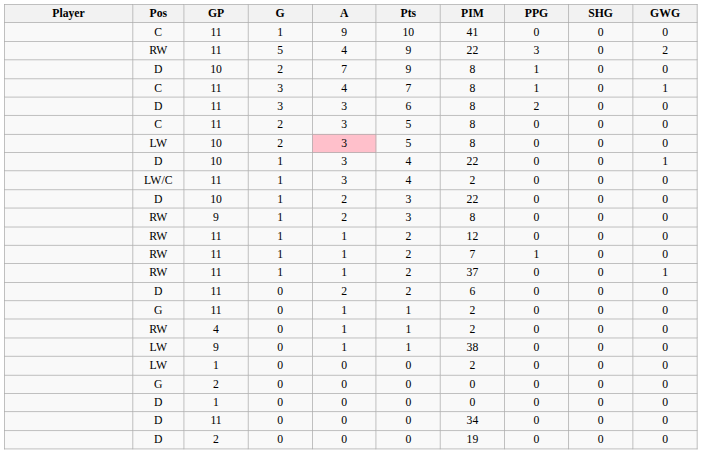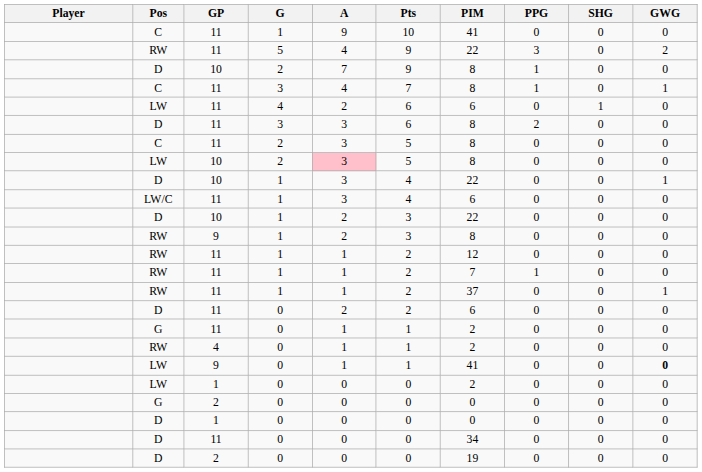+ row: (158, 106)
(472, 180) 2 -> (472, 198) 6
(472, 347) 38 -> (472, 365) 41
(665, 347) normal -> (665, 365) bold
